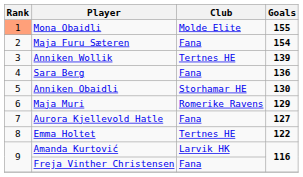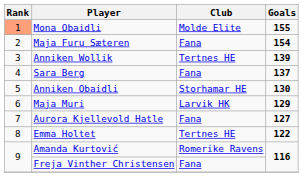(282, 73) 136 -> (282, 73) 137
(221, 104) Romerike Ravens -> (204, 104) Larvik HK
(204, 149) Larvik HK -> (221, 149) Romerike Ravens
